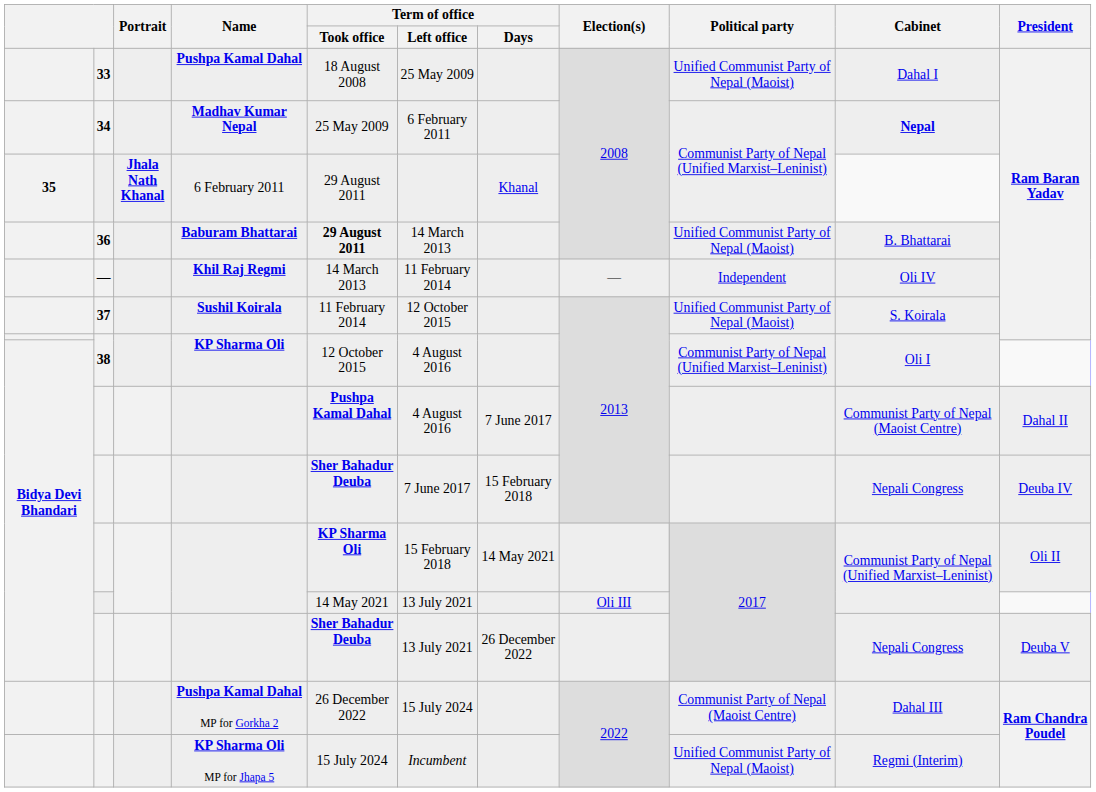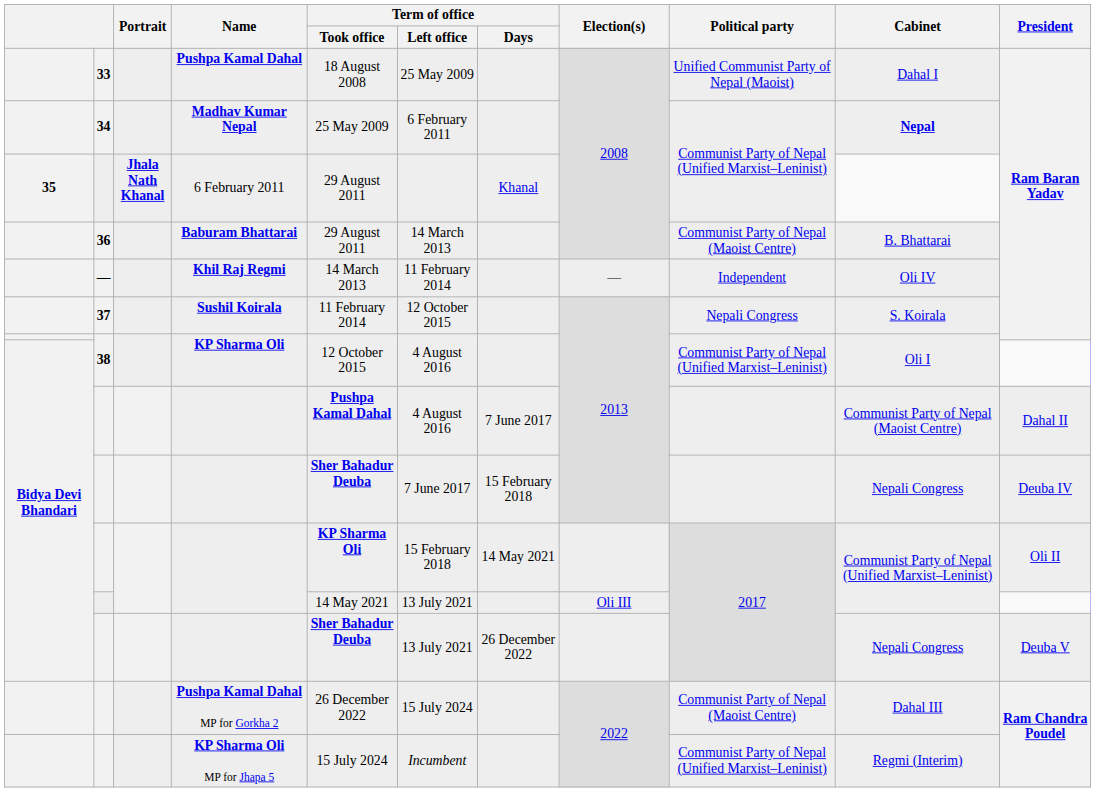(352, 240) bold -> (352, 240) normal
(752, 240) Unified Communist Party of Nepal (Maoist) -> (752, 240) Communist Party of Nepal (Maoist Centre)
(752, 315) Unified Communist Party of Nepal (Maoist) -> (752, 315) Nepali Congress
(752, 760) Unified Communist Party of Nepal (Maoist) -> (752, 760) Communist Party of Nepal (Unified Marxist–Leninist)
